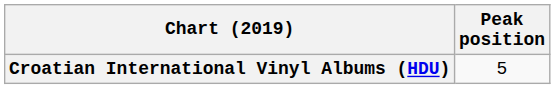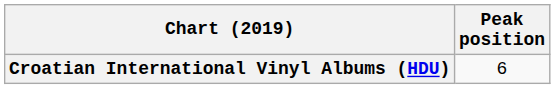(502, 69) 5 -> (502, 69) 6
